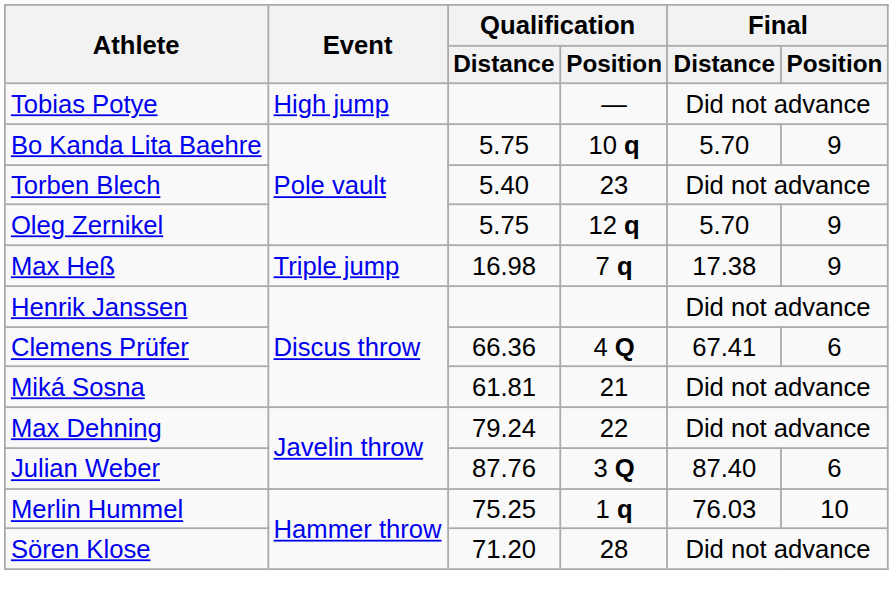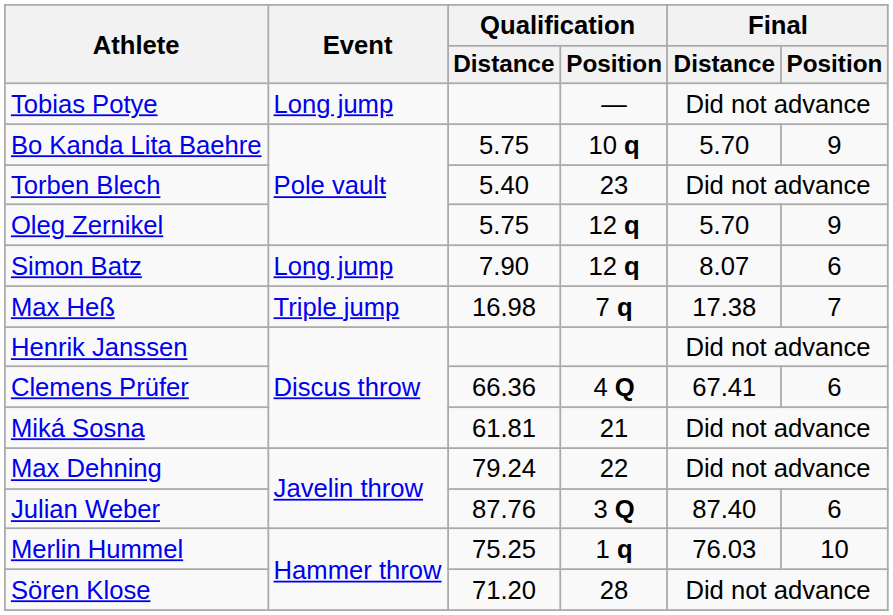(331, 104) High jump -> (333, 104) Long jump
+ row: (76, 266)
(834, 266) 9 -> (834, 307) 7
